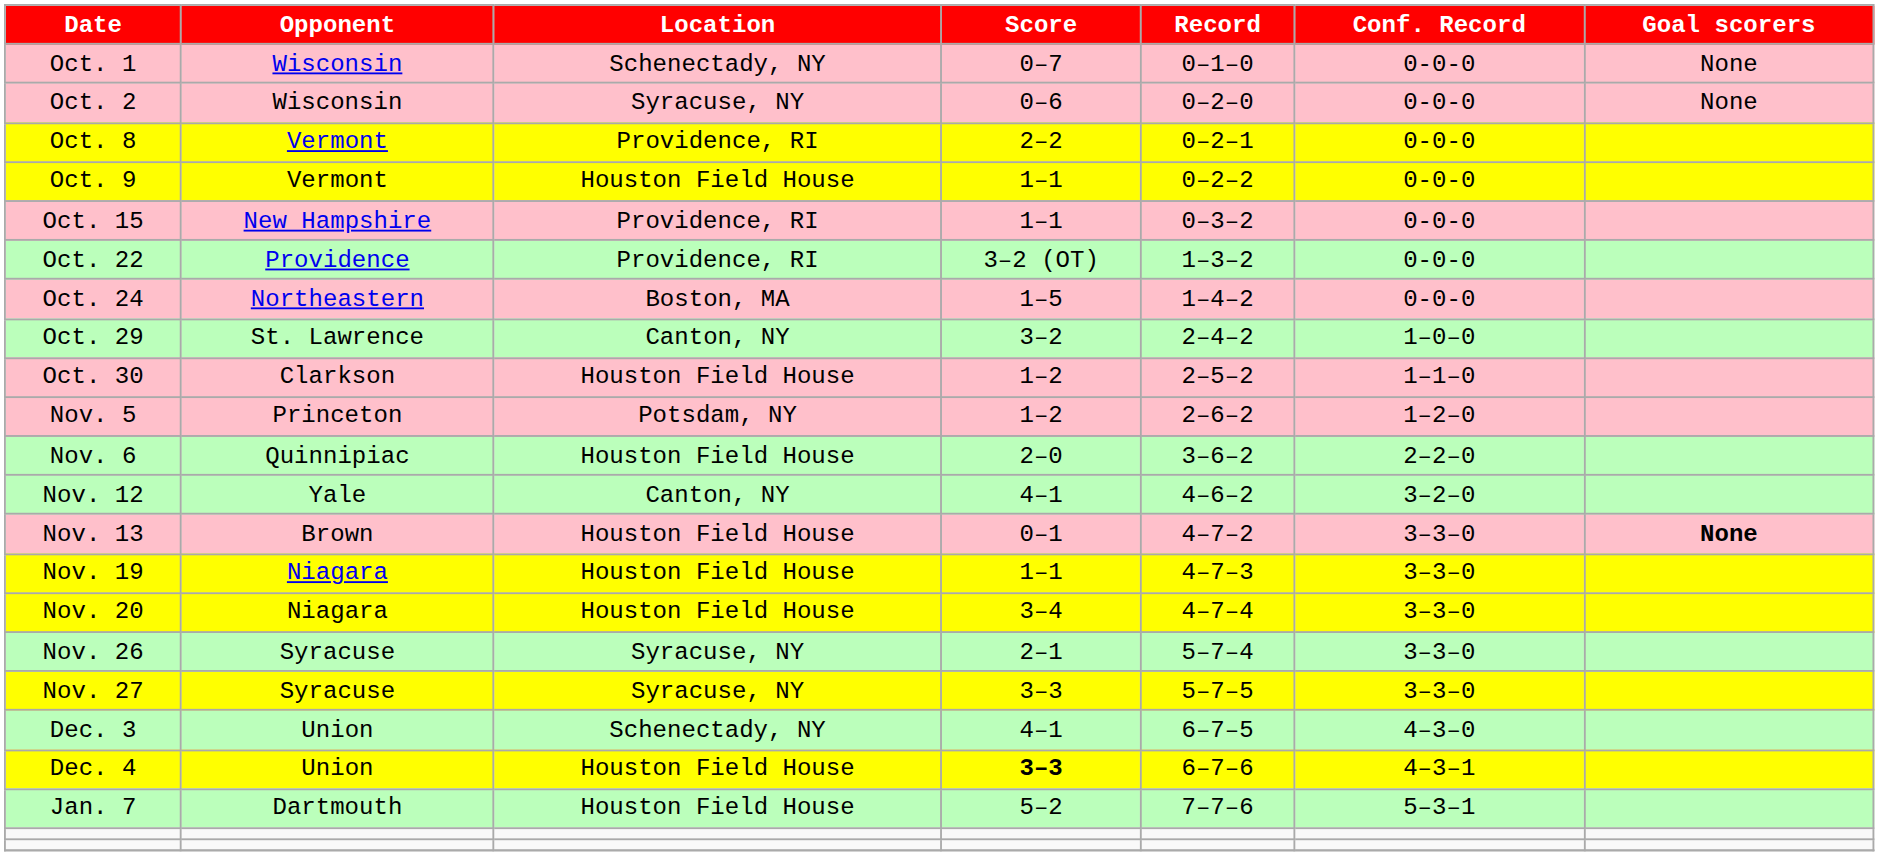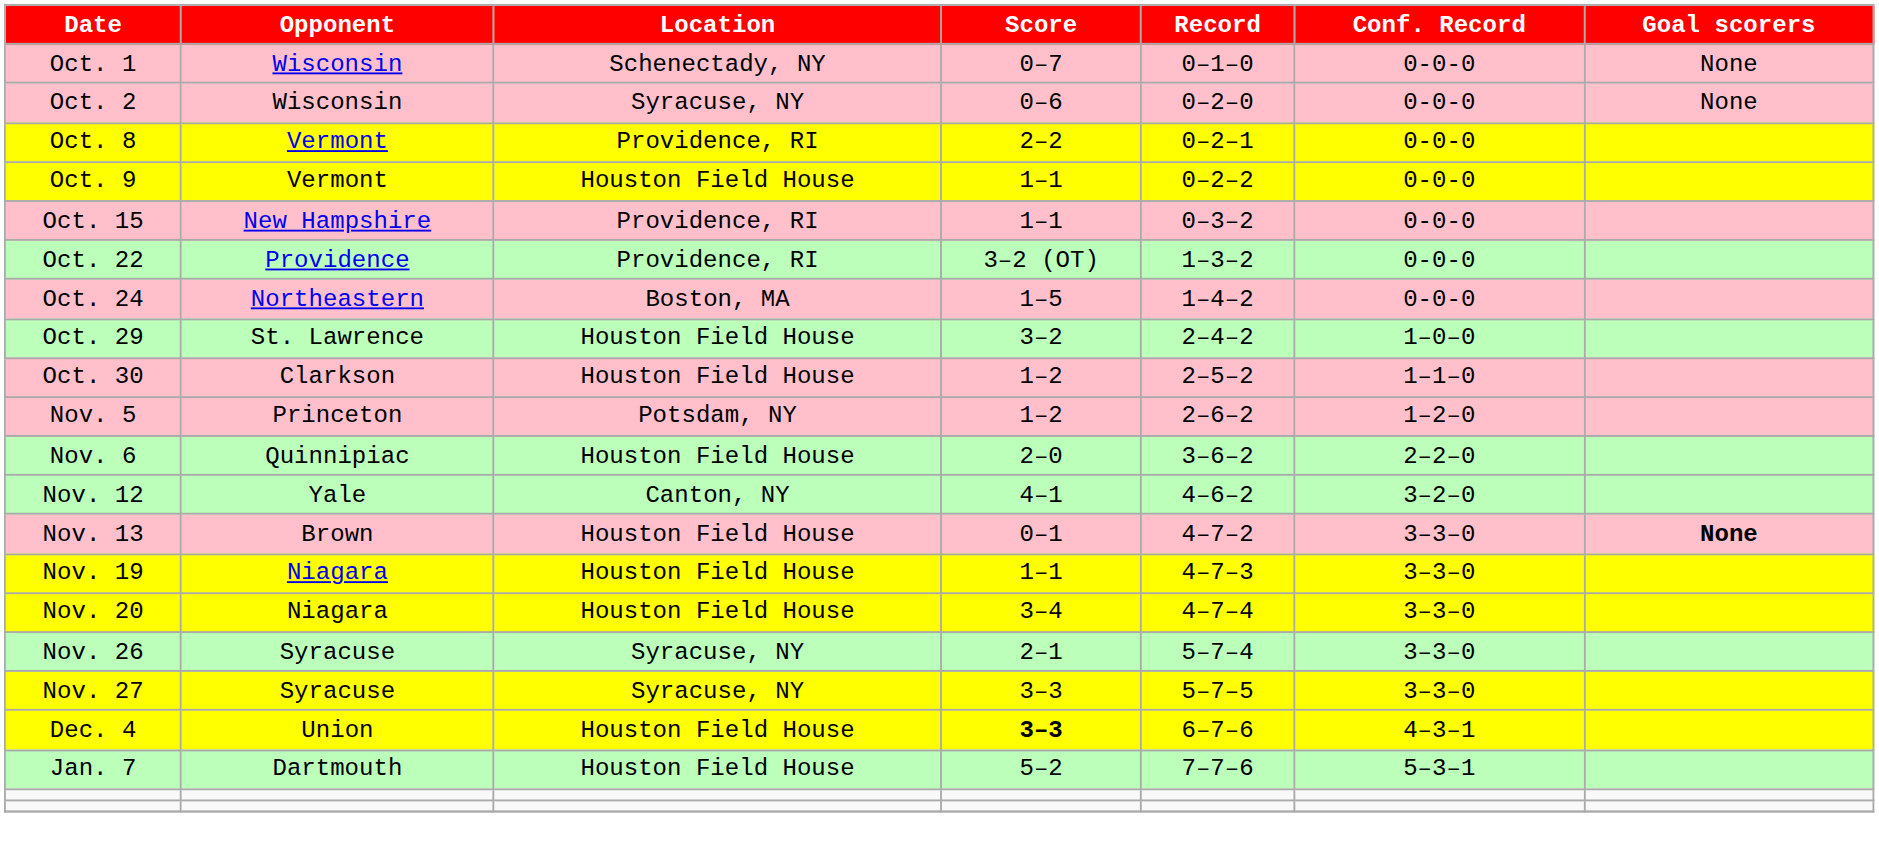(718, 338) Canton, NY -> (718, 338) Houston Field House
- row: (93, 730)
